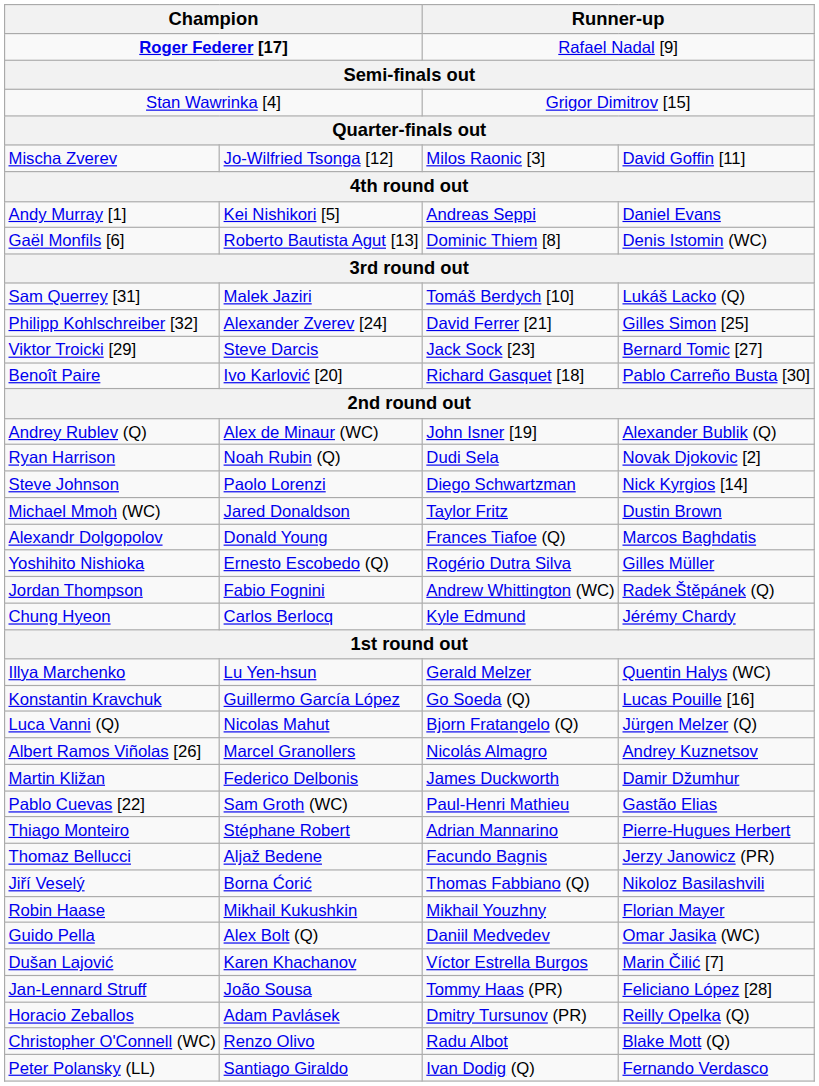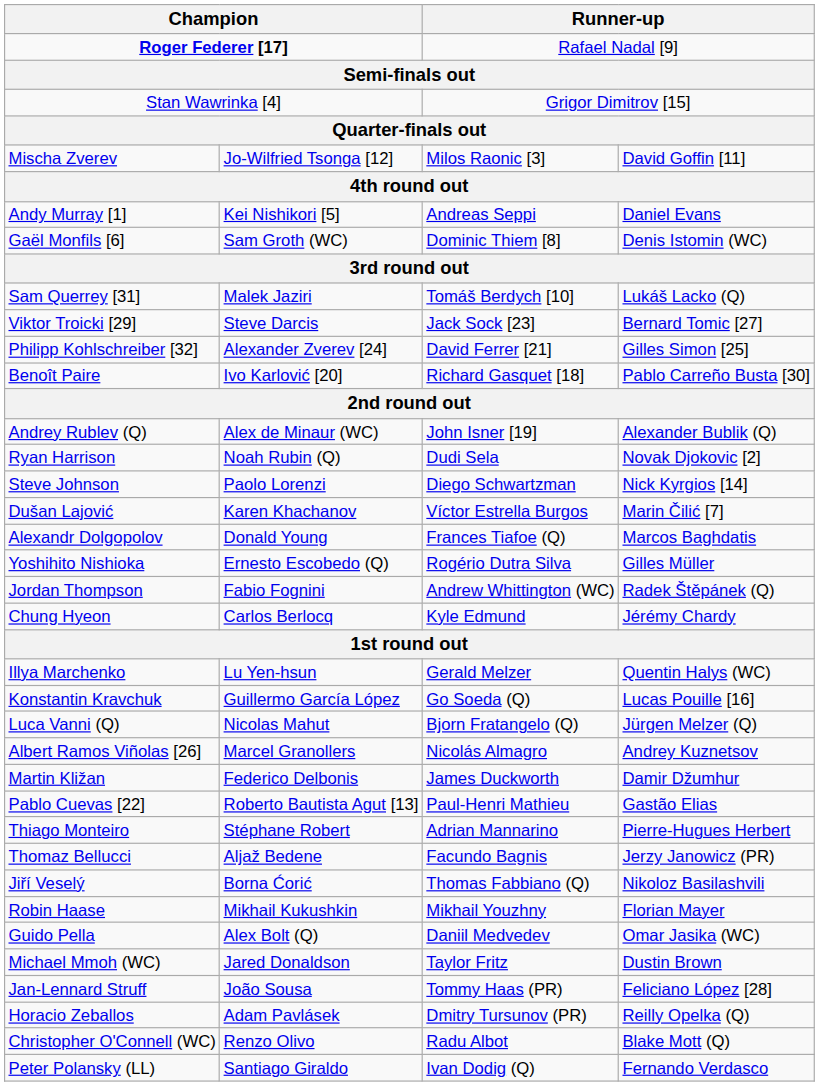(321, 241) Roberto Bautista Agut [13] -> (286, 241) Sam Groth (WC)
rows swapped: (72, 350) <-> (103, 323)
rows swapped: (61, 963) <-> (85, 511)
(286, 804) Sam Groth (WC) -> (321, 804) Roberto Bautista Agut [13]
